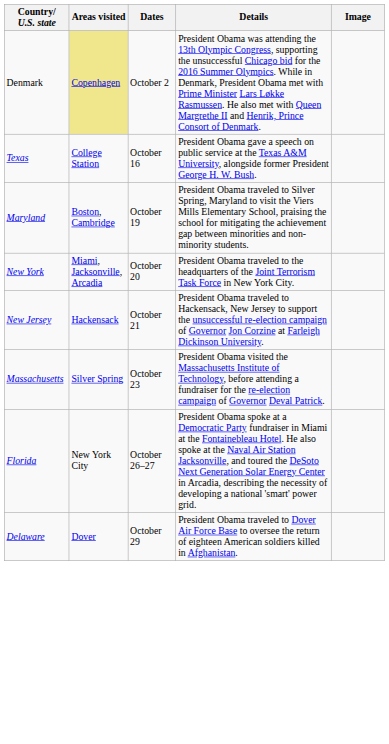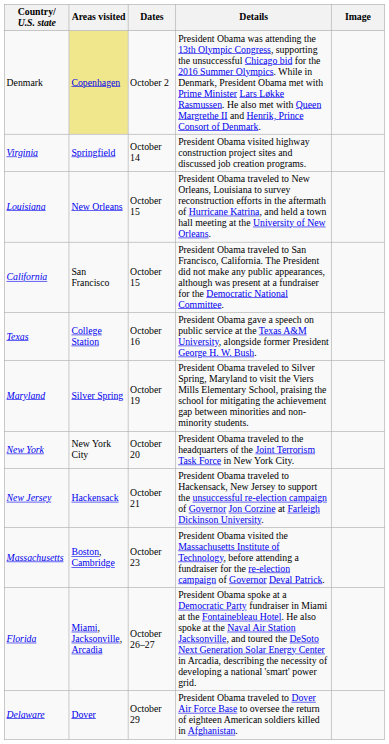+ row: (22, 152)
+ row: (26, 206)
+ row: (27, 277)
(93, 217) Boston, Cambridge -> (97, 396) Silver Spring
(97, 271) Miami, Jacksonville, Arcadia -> (91, 449) New York City
(97, 379) Silver Spring -> (93, 557) Boston, Cambridge
(91, 460) New York City -> (97, 639) Miami, Jacksonville, Arcadia
